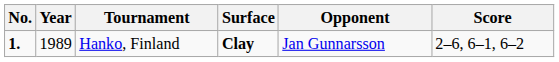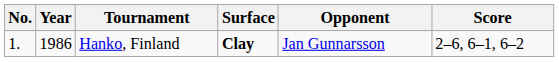(14, 43) bold -> (14, 43) normal
(56, 43) 1989 -> (56, 43) 1986
